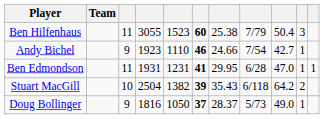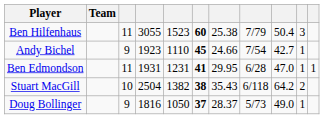(201, 50) 46 -> (201, 50) 45
(201, 86) 39 -> (201, 86) 38
